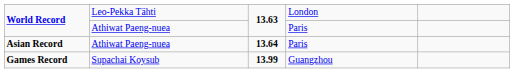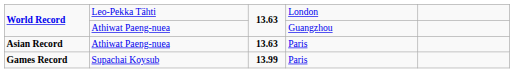(298, 28) Paris -> (310, 28) Guangzhou
(267, 44) 13.64 -> (267, 44) 13.63
(310, 60) Guangzhou -> (298, 60) Paris
